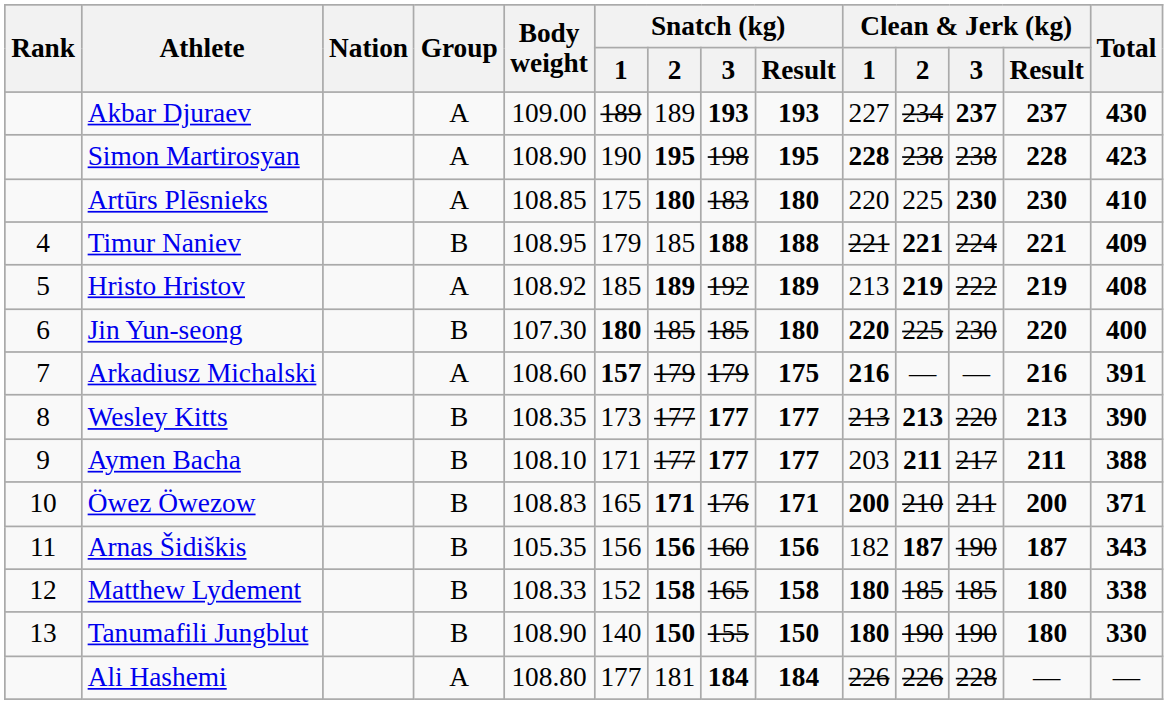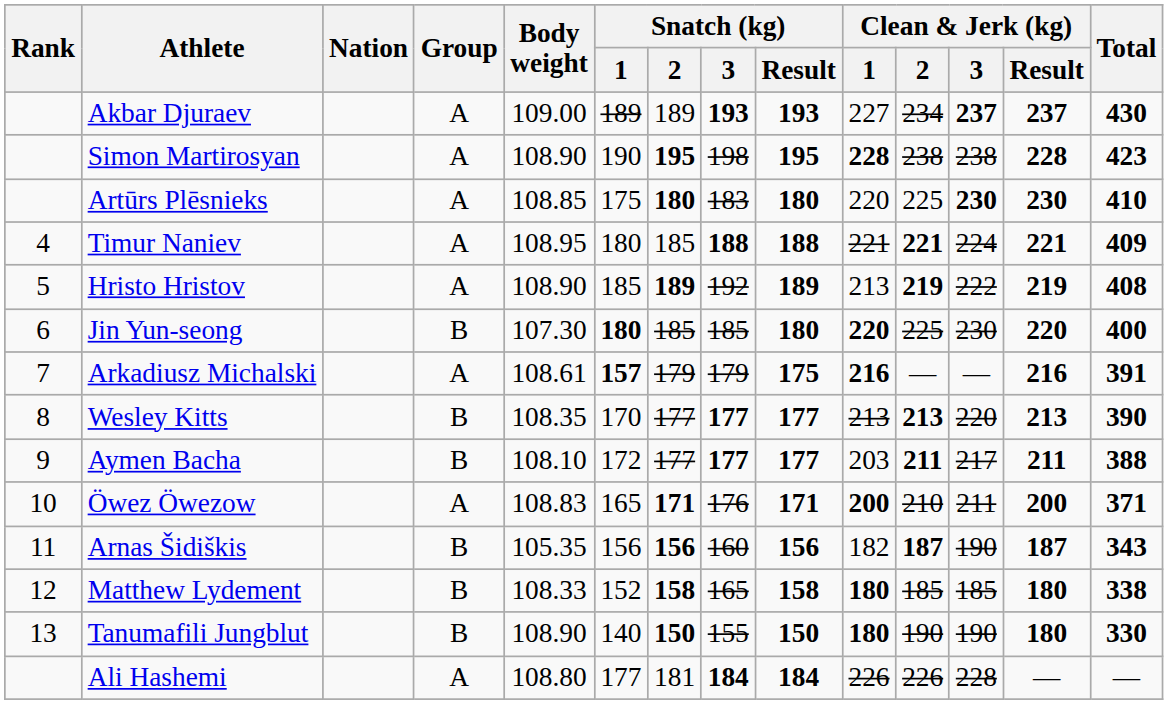(459, 243) B -> (459, 243) A
(621, 243) 179 -> (621, 243) 180
(549, 286) 108.92 -> (549, 286) 108.90
(549, 373) 108.60 -> (549, 373) 108.61
(621, 416) 173 -> (621, 416) 170
(621, 460) 171 -> (621, 460) 172
(459, 503) B -> (459, 503) A
